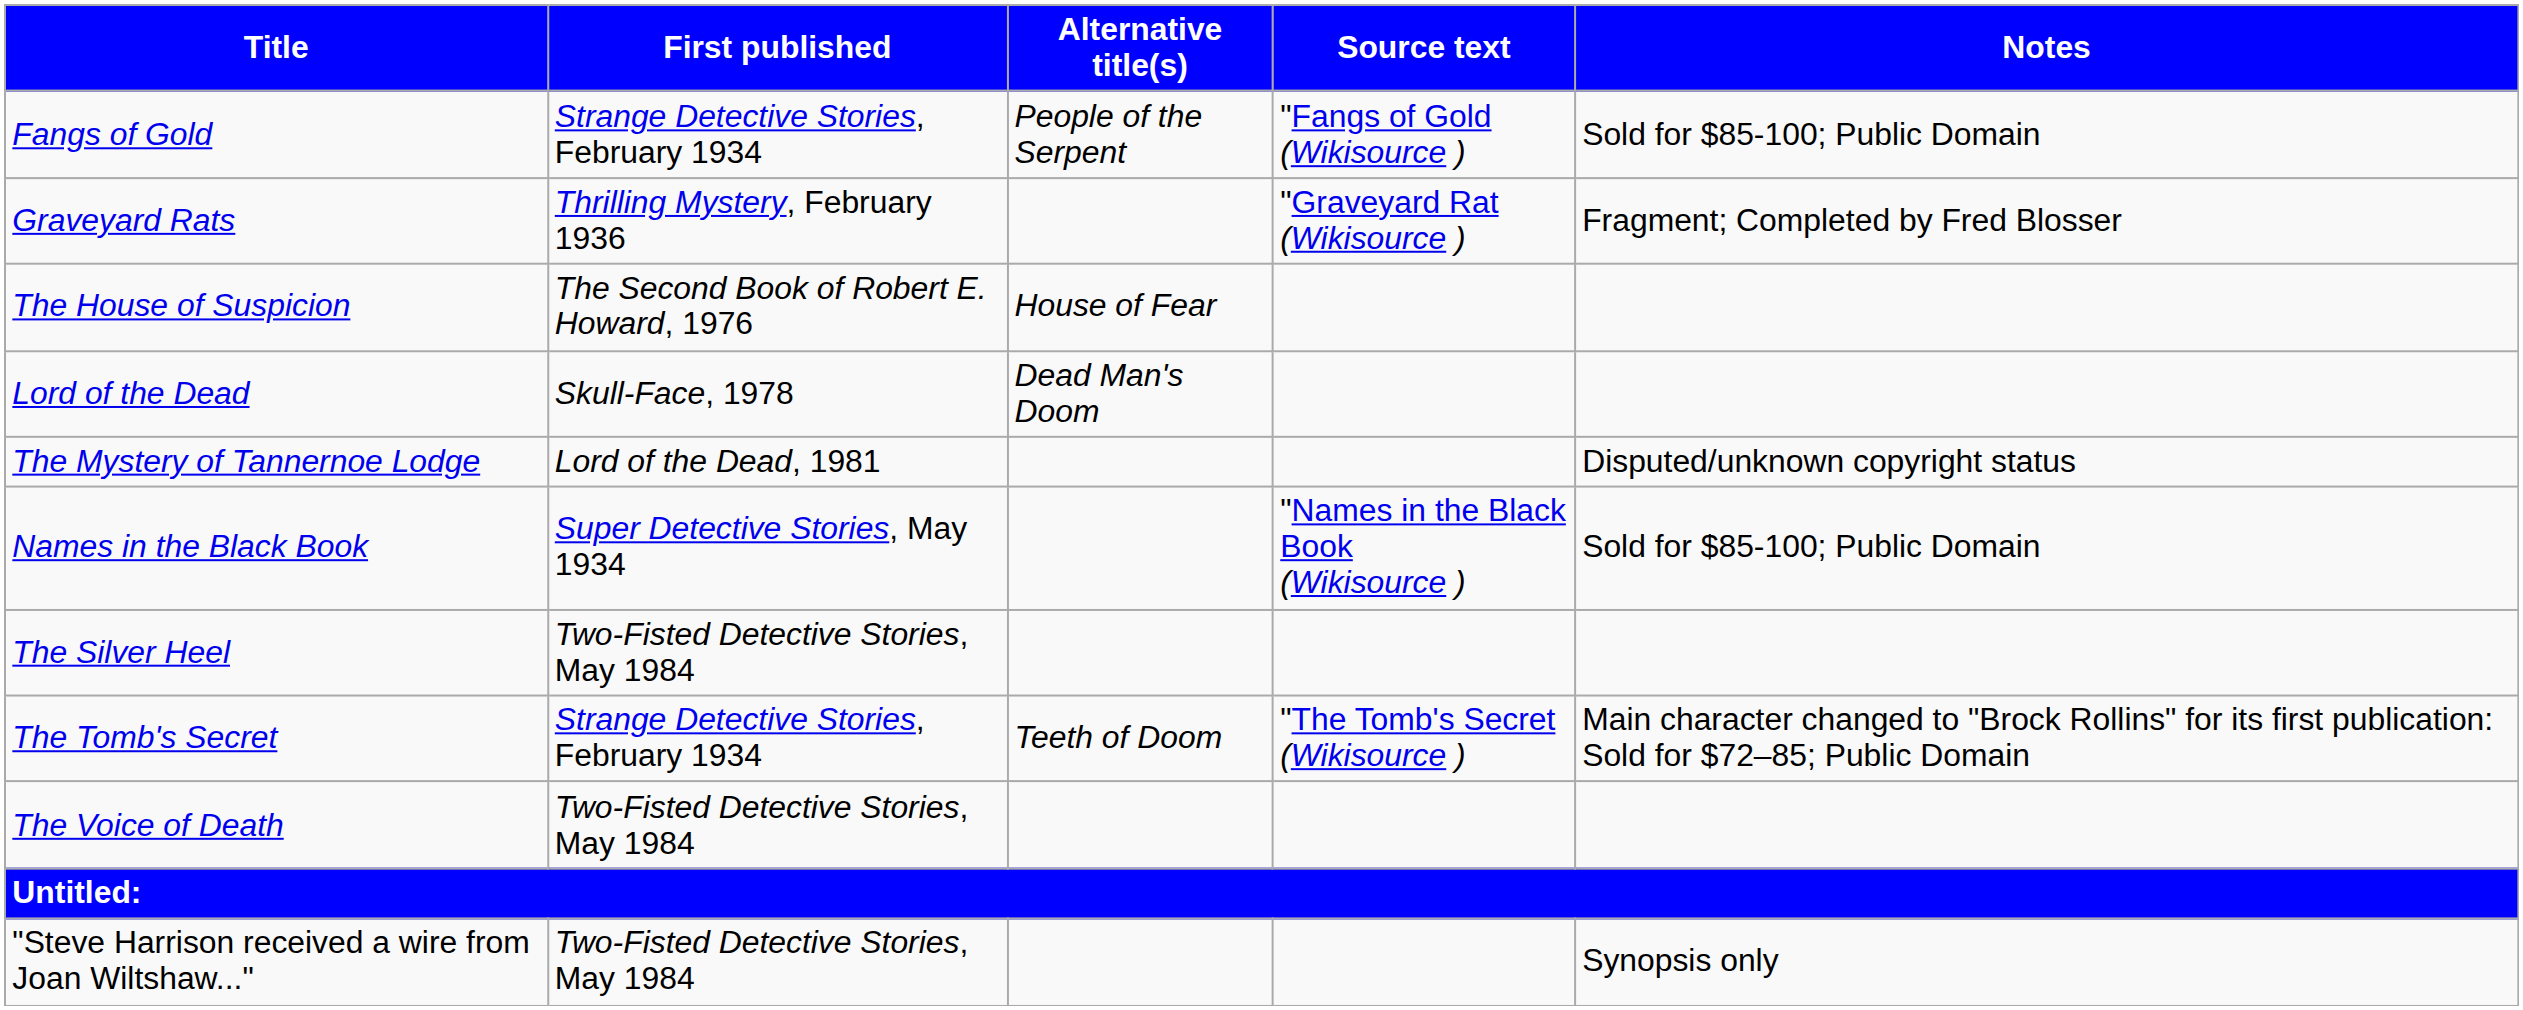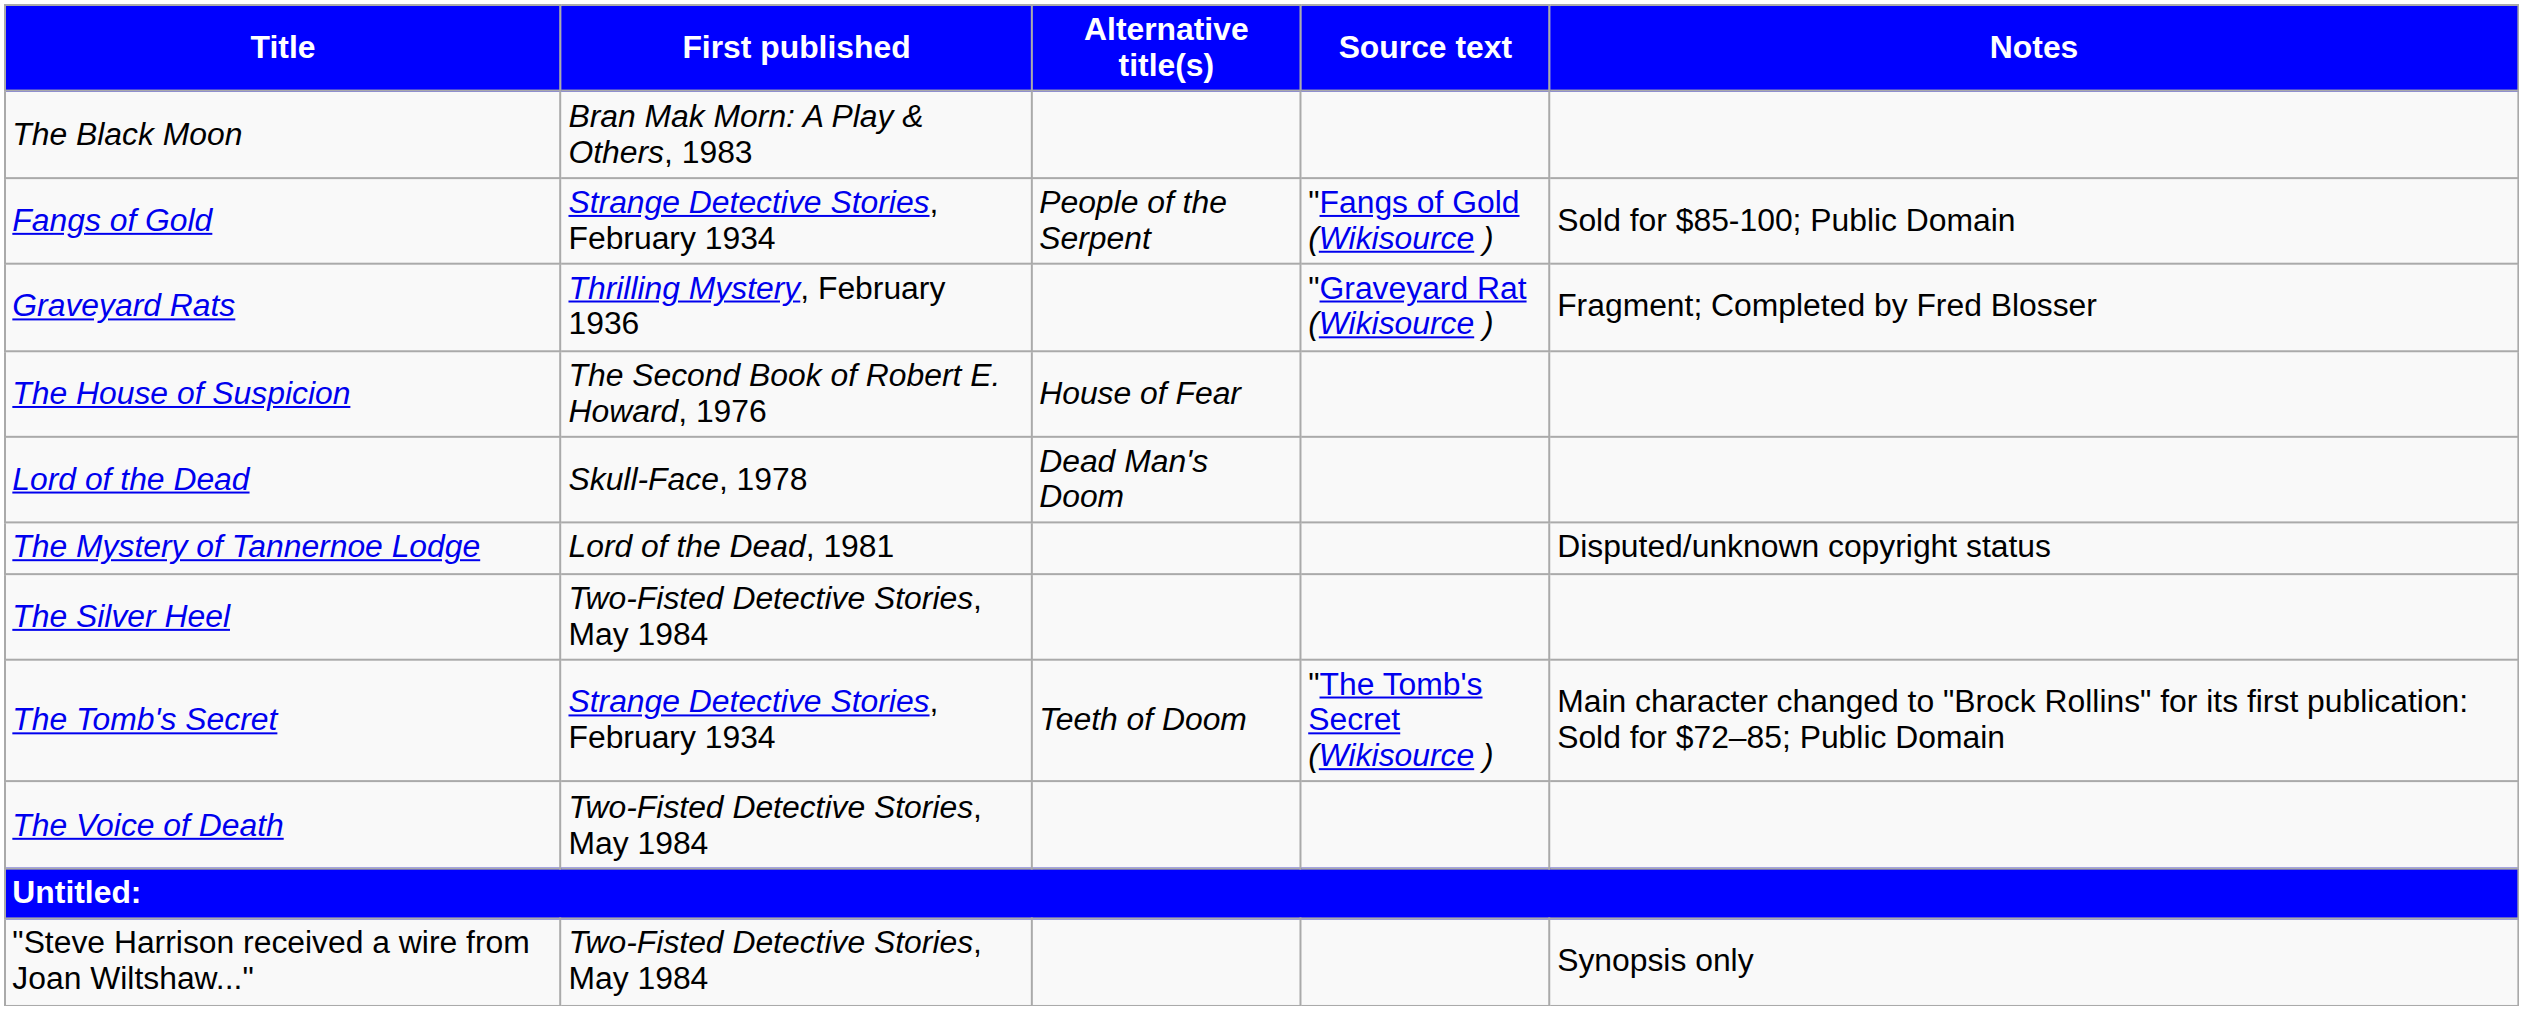+ row: (127, 133)
- row: (190, 547)
